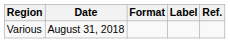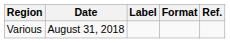columns swapped: (147, 12) <-> (184, 12)
